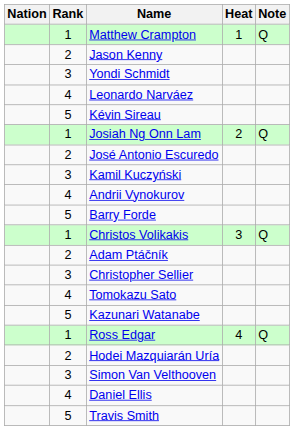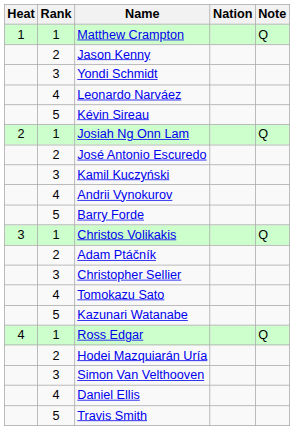columns swapped: (239, 14) <-> (27, 14)
